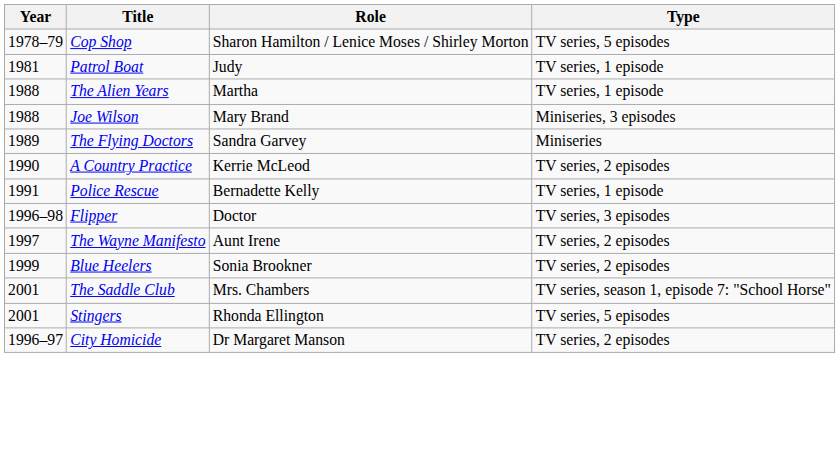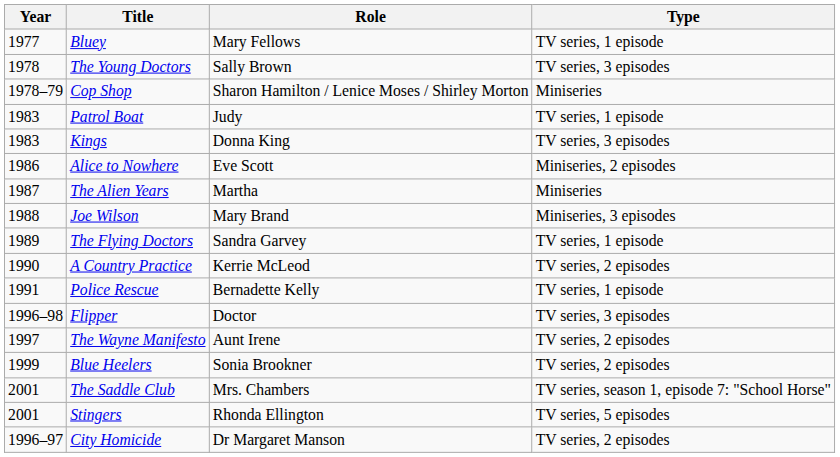+ row: (88, 41)
+ row: (130, 66)
(603, 41) TV series, 5 episodes -> (569, 91) Miniseries
(24, 66) 1981 -> (24, 116) 1983
+ row: (89, 141)
+ row: (124, 166)
(24, 91) 1988 -> (24, 191) 1987
(600, 91) TV series, 1 episode -> (569, 191) Miniseries
(569, 141) Miniseries -> (600, 240) TV series, 1 episode
